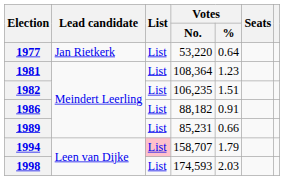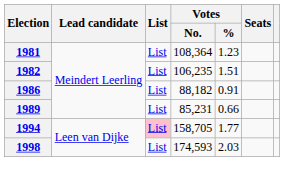- row: (28, 52)
(193, 147) 158,707 -> (193, 128) 158,705
(228, 147) 1.79 -> (228, 128) 1.77
